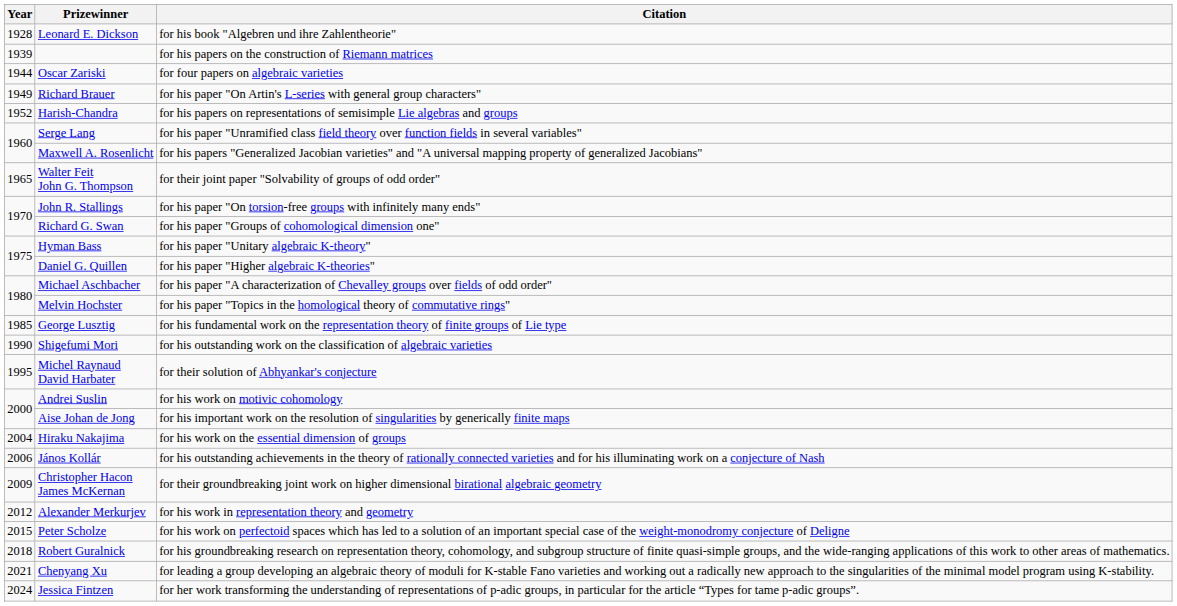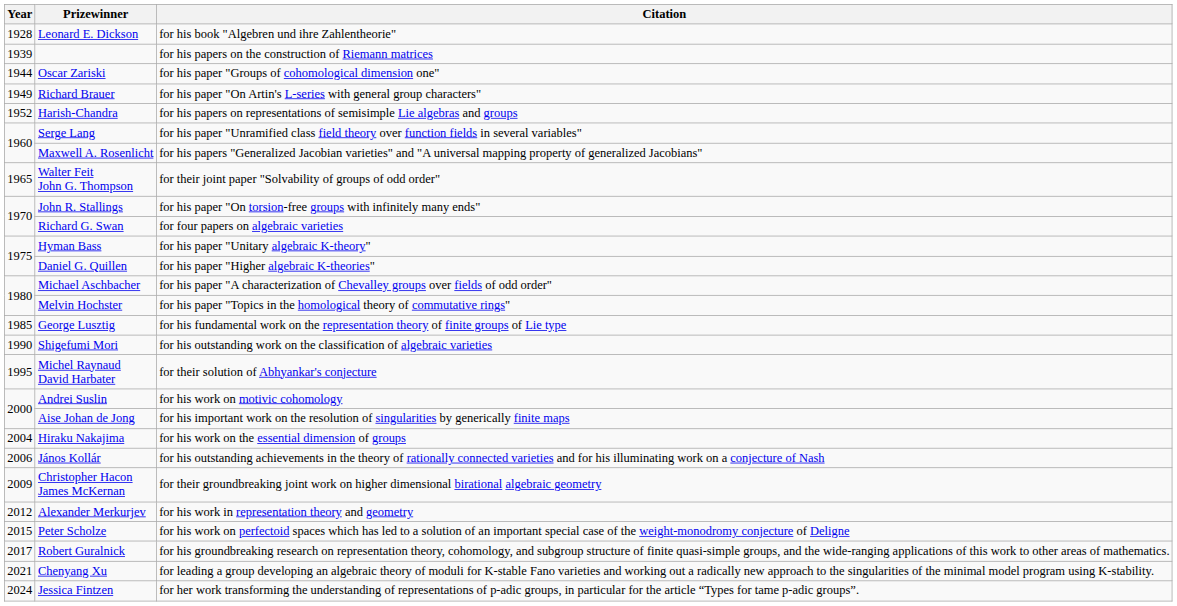(251, 73) for four papers on algebraic varieties -> (299, 73) for his paper "Groups of cohomological dimension one"
(299, 226) for his paper "Groups of cohomological dimension one" -> (251, 226) for four papers on algebraic varieties
(20, 551) 2018 -> (20, 551) 2017
